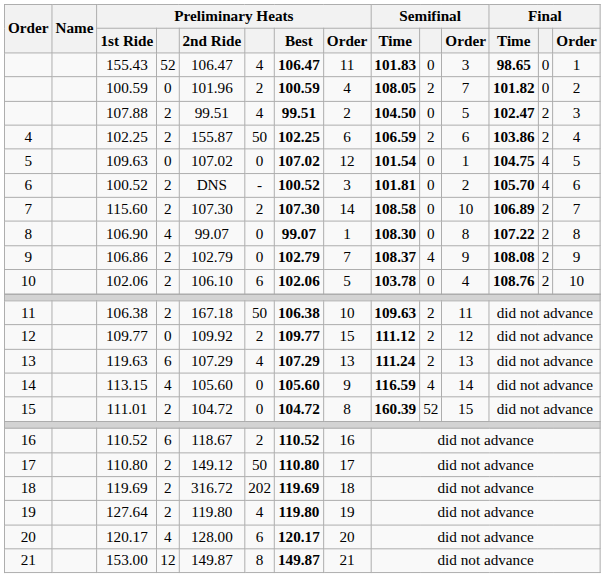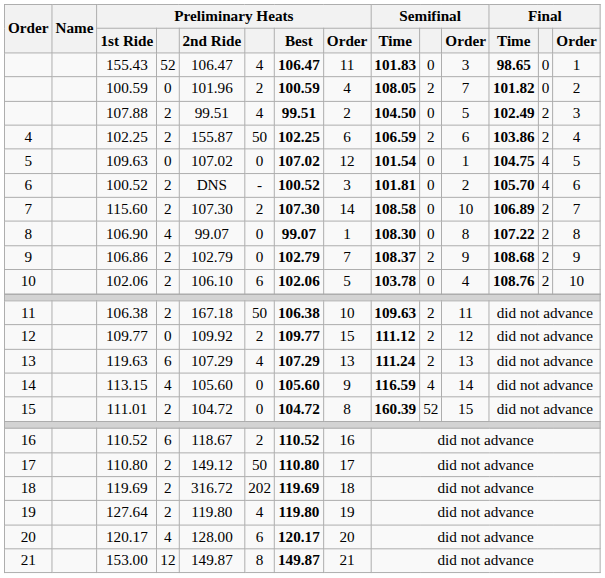(514, 112) 102.47 -> (514, 112) 102.49
(431, 257) 4 -> (431, 257) 2
(514, 257) 108.08 -> (514, 257) 108.68
